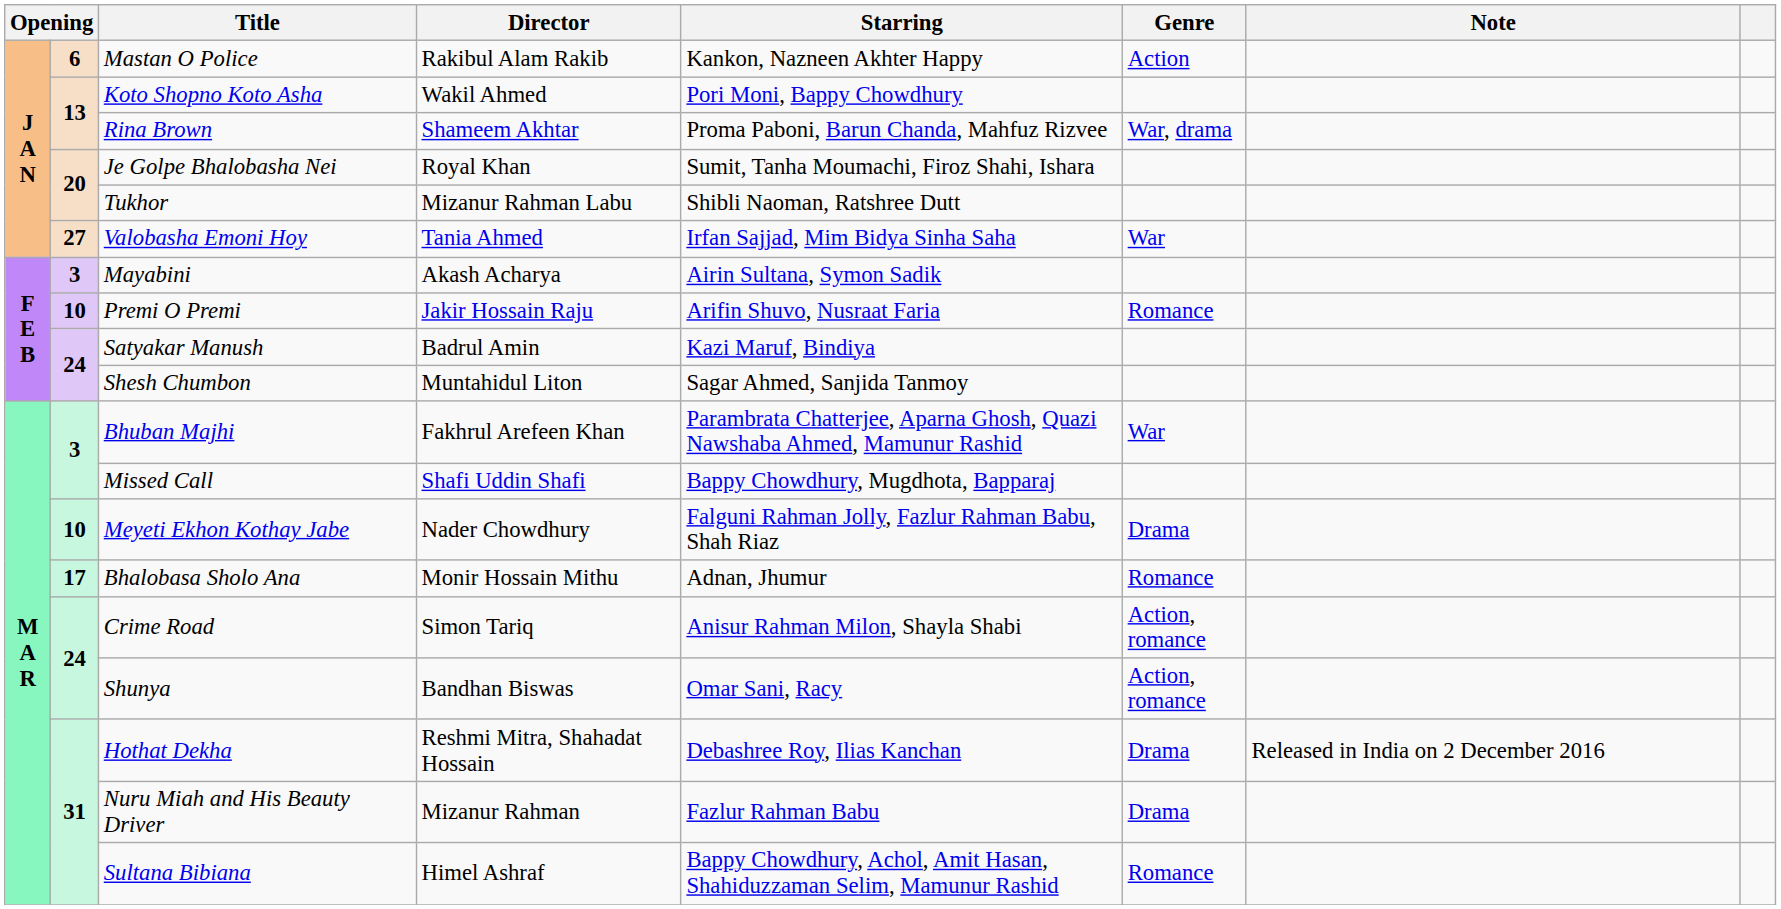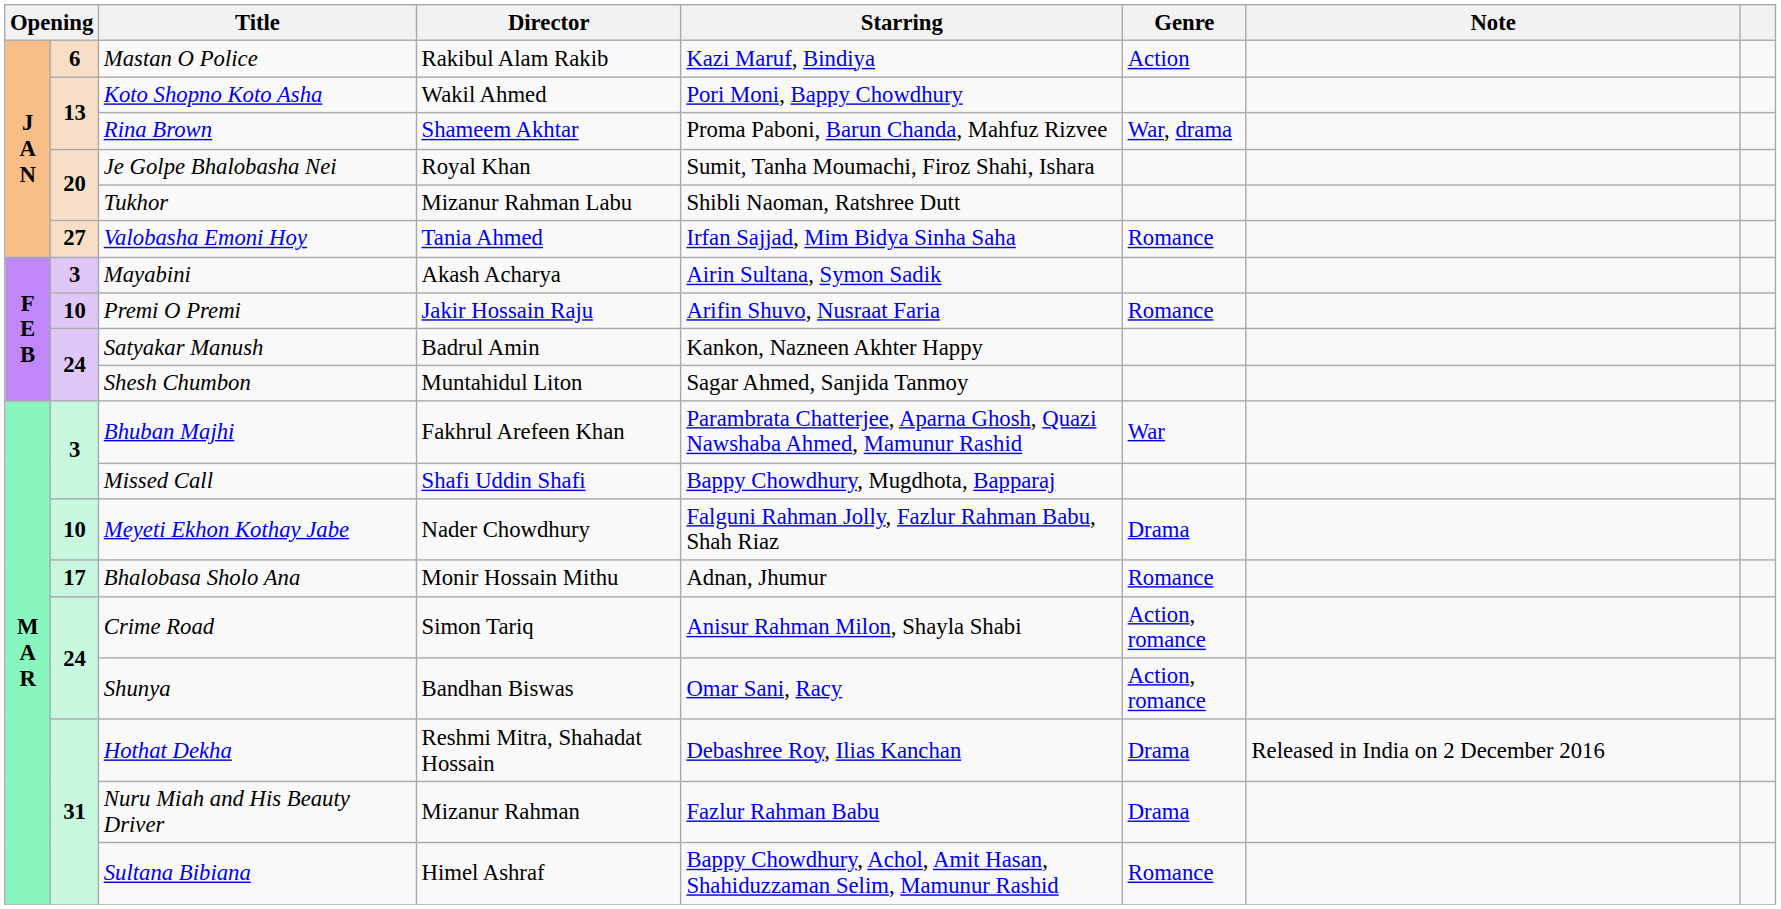(835, 58) Kankon, Nazneen Akhter Happy -> (781, 58) Kazi Maruf, Bindiya
(1146, 238) War -> (1171, 238) Romance
(781, 346) Kazi Maruf, Bindiya -> (835, 346) Kankon, Nazneen Akhter Happy
